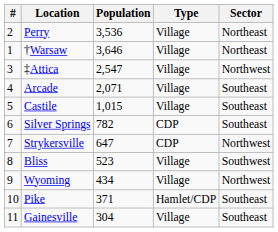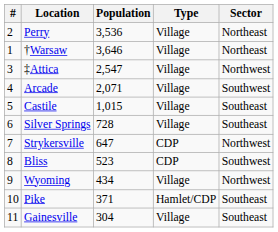(244, 87) Southeast -> (246, 87) Southwest
(105, 124) 782 -> (105, 124) 728
(167, 124) CDP -> (173, 124) Village
(173, 161) Village -> (167, 161) CDP
